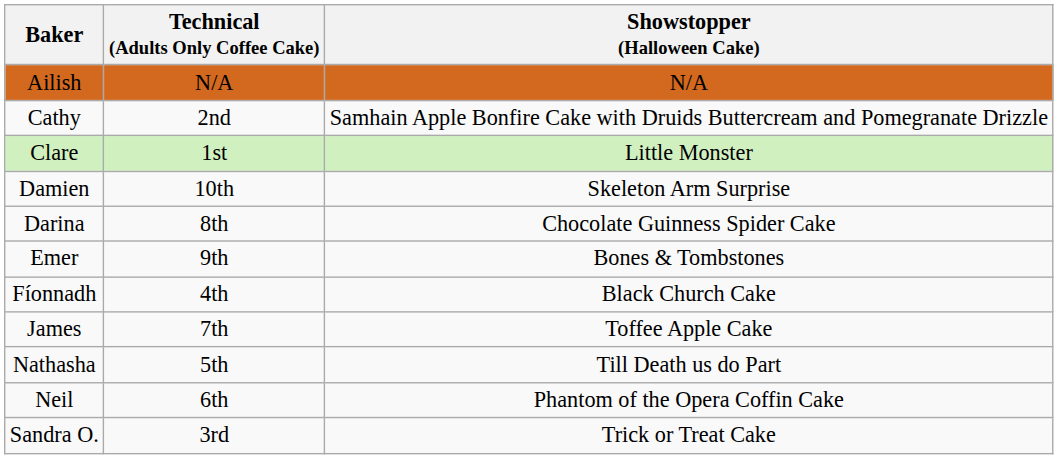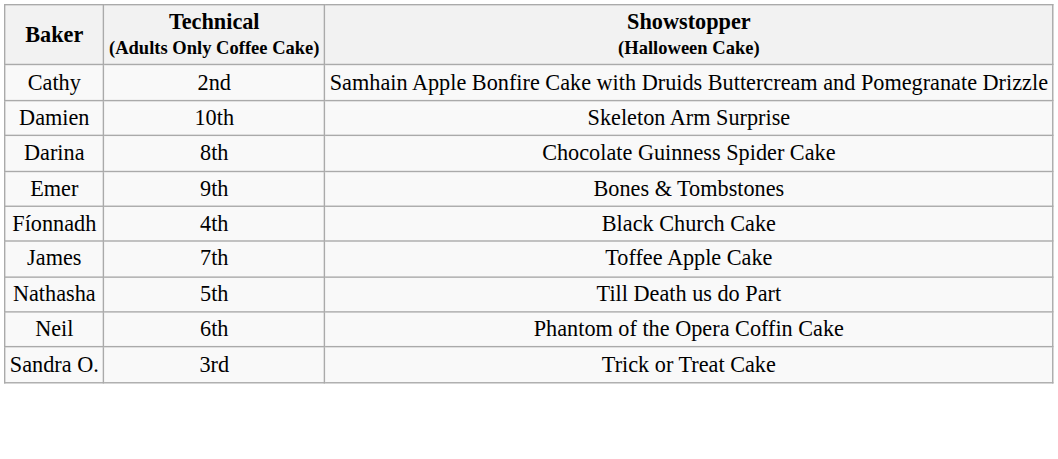- row: (54, 82)
- row: (54, 152)
